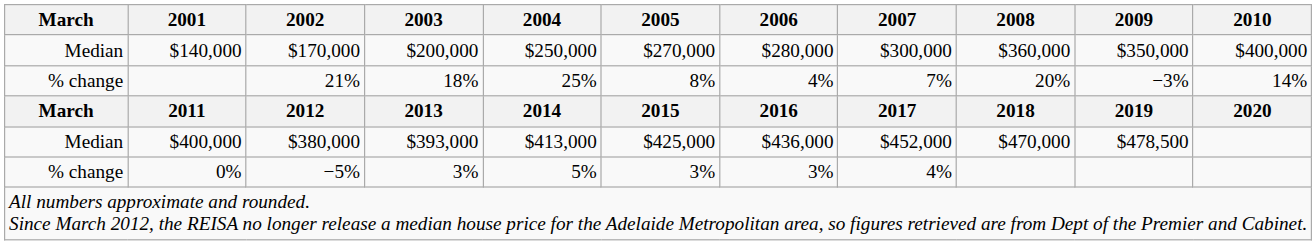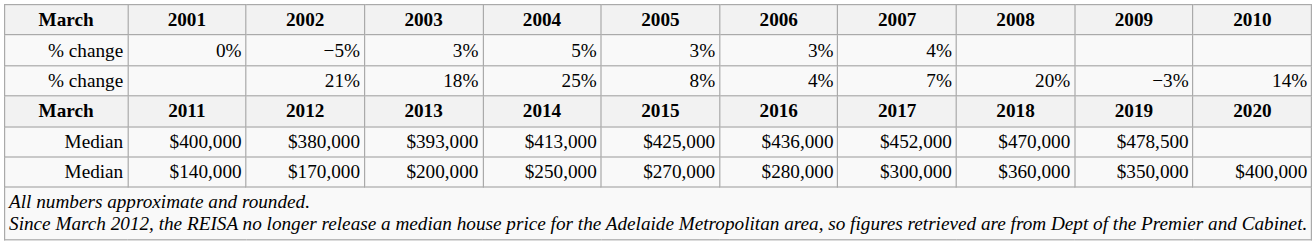rows swapped: (206, 50) <-> (229, 171)
